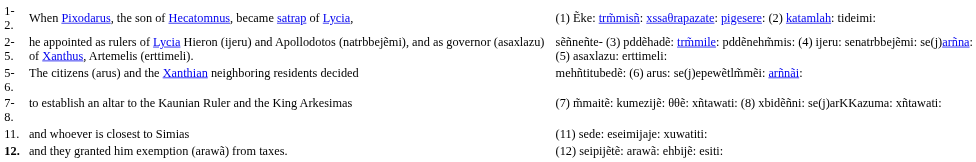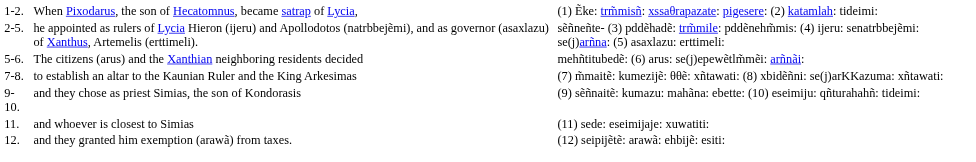+ row: (167, 92)
(12, 151) bold -> (12, 140) normal
